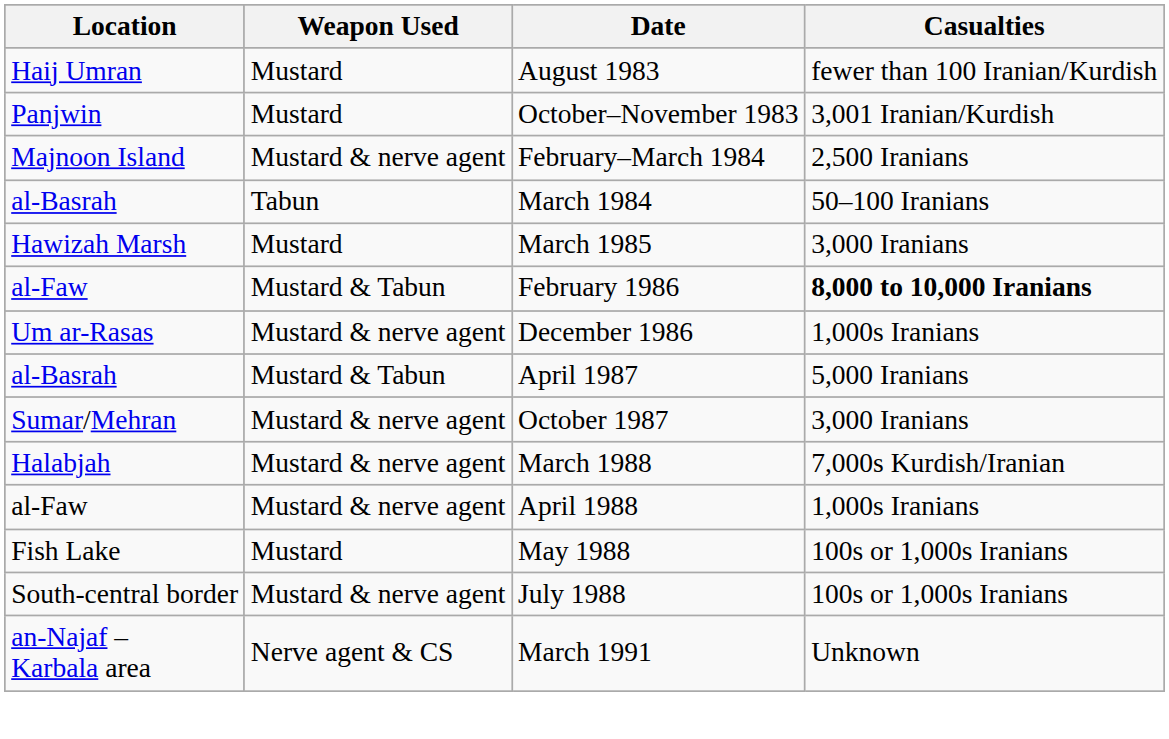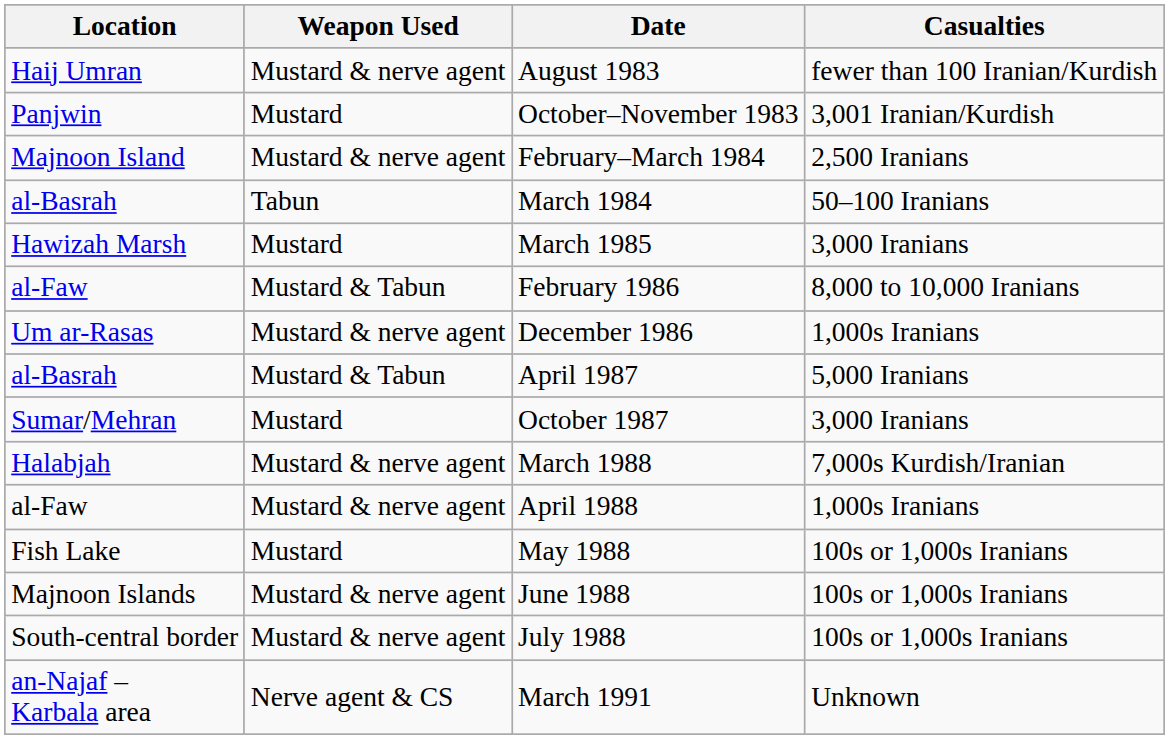(297, 69) Mustard -> (378, 69) Mustard & nerve agent
(951, 288) bold -> (945, 288) normal
(378, 419) Mustard & nerve agent -> (297, 419) Mustard
+ row: (574, 593)
